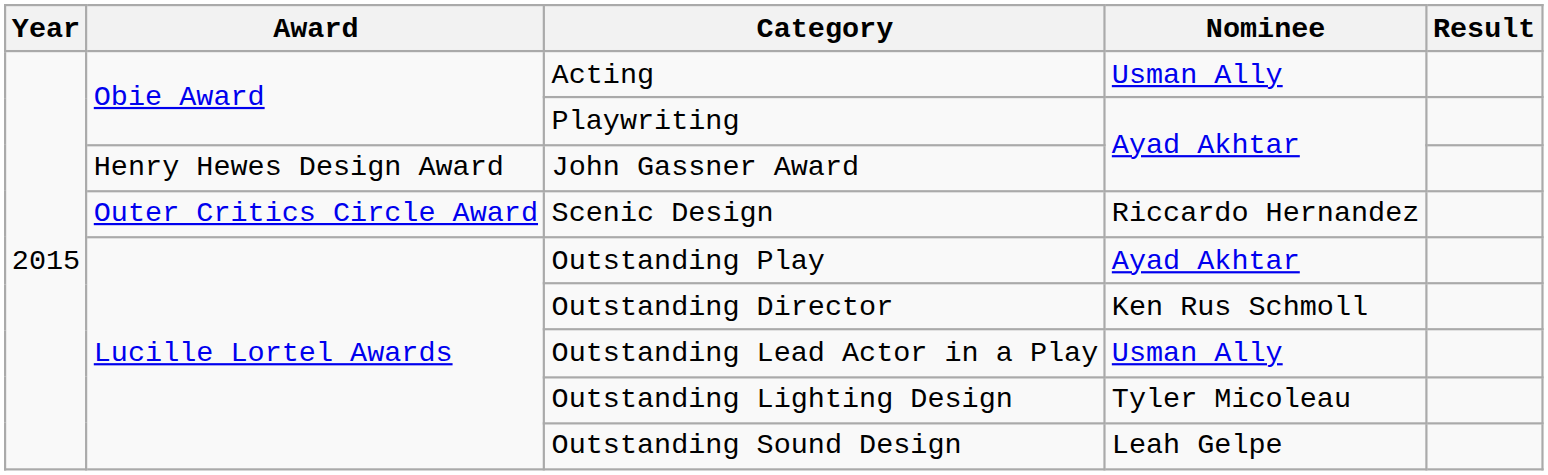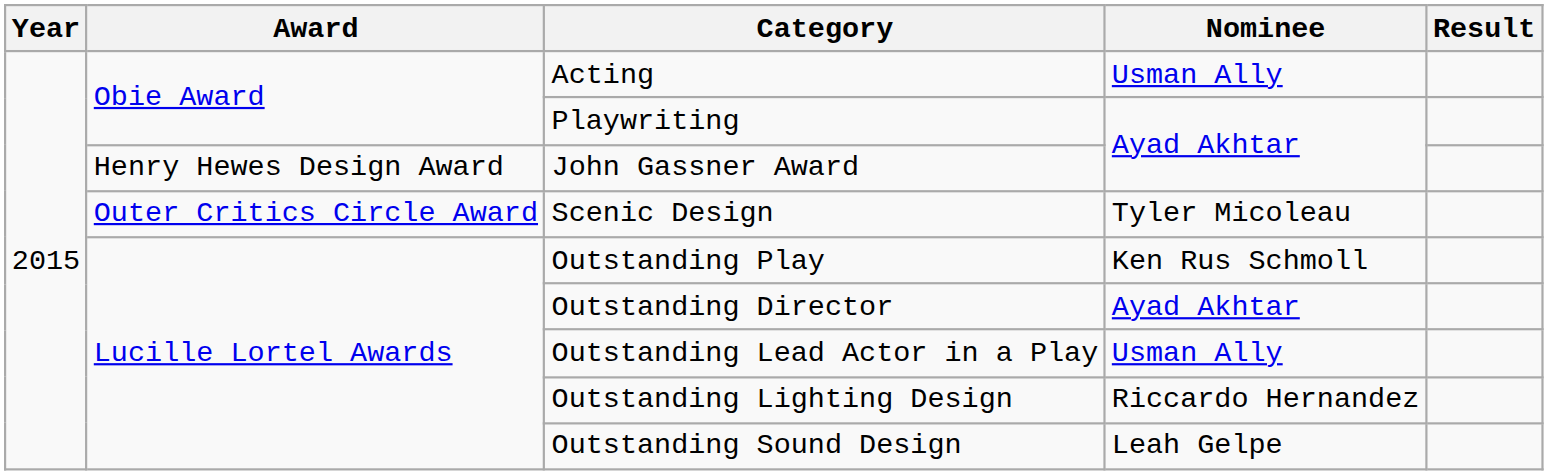(1266, 214) Riccardo Hernandez -> (1231, 214) Tyler Micoleau
(1206, 260) Ayad Akhtar -> (1240, 260) Ken Rus Schmoll
(1240, 307) Ken Rus Schmoll -> (1206, 307) Ayad Akhtar
(1231, 400) Tyler Micoleau -> (1266, 400) Riccardo Hernandez
